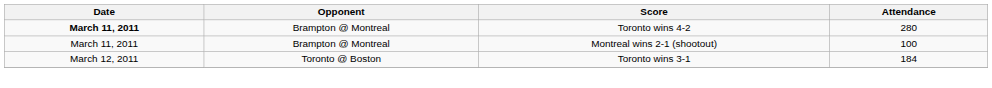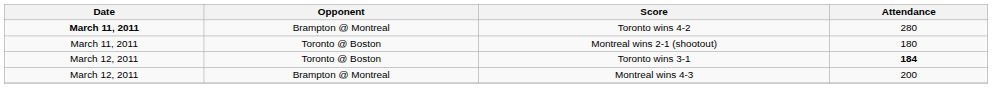(341, 43) Brampton @ Montreal -> (341, 43) Toronto @ Boston
(909, 43) 100 -> (909, 43) 180
(909, 59) normal -> (909, 59) bold
+ row: (654, 75)
